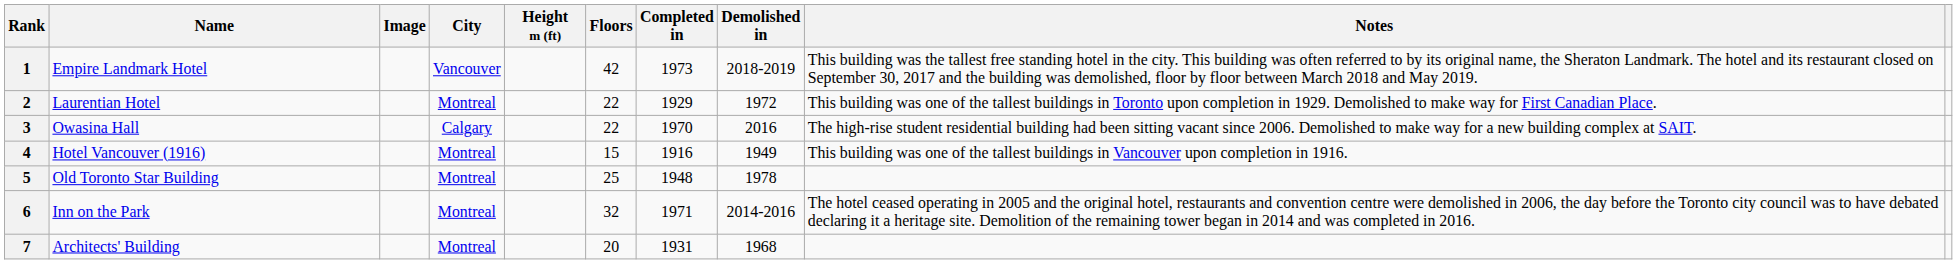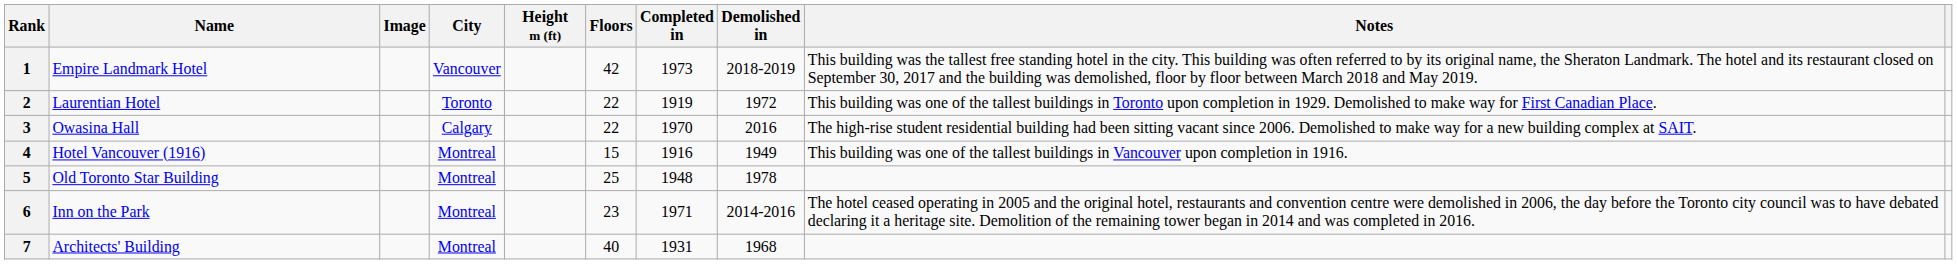(467, 102) Montreal -> (467, 102) Toronto
(677, 102) 1929 -> (677, 102) 1919
(611, 212) 32 -> (611, 212) 23
(611, 246) 20 -> (611, 246) 40
